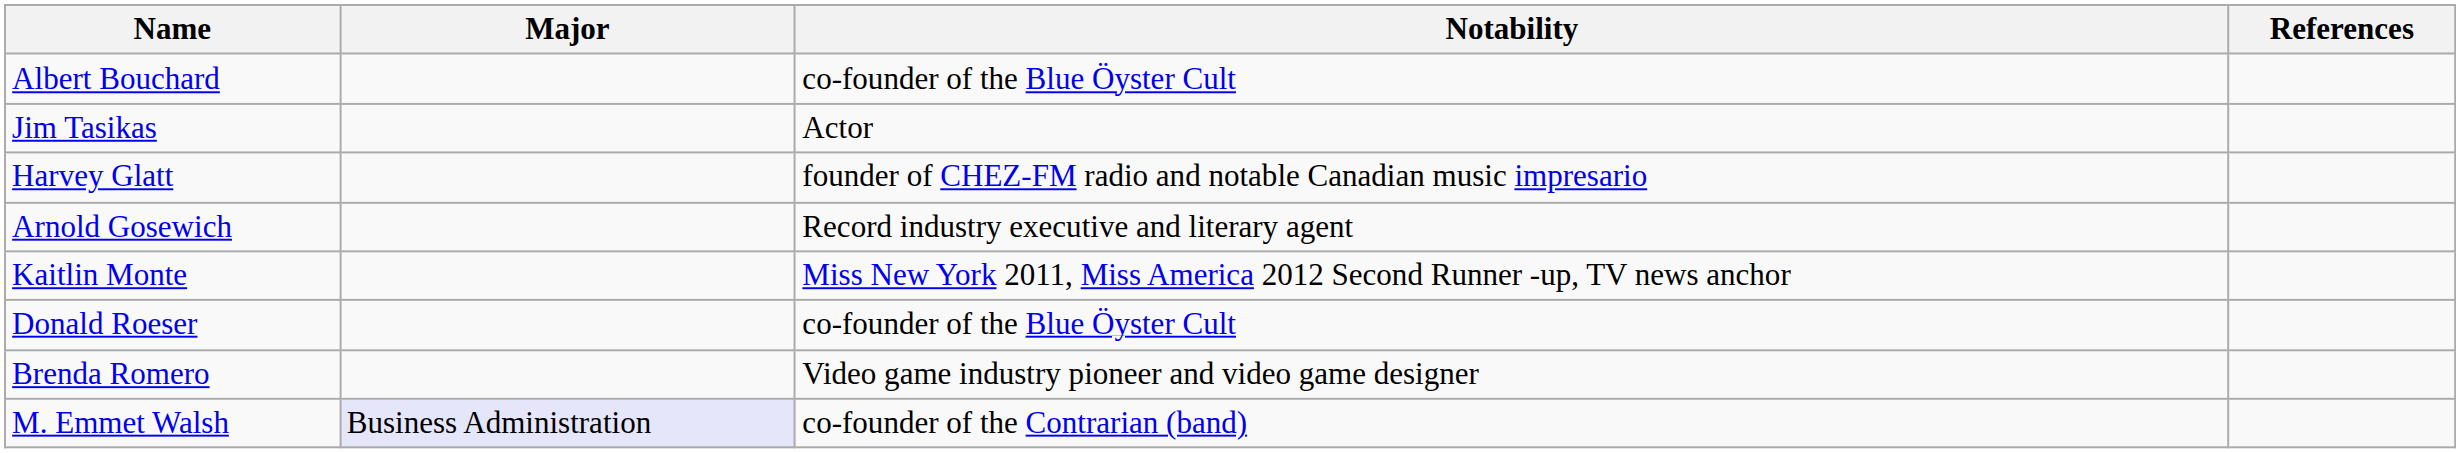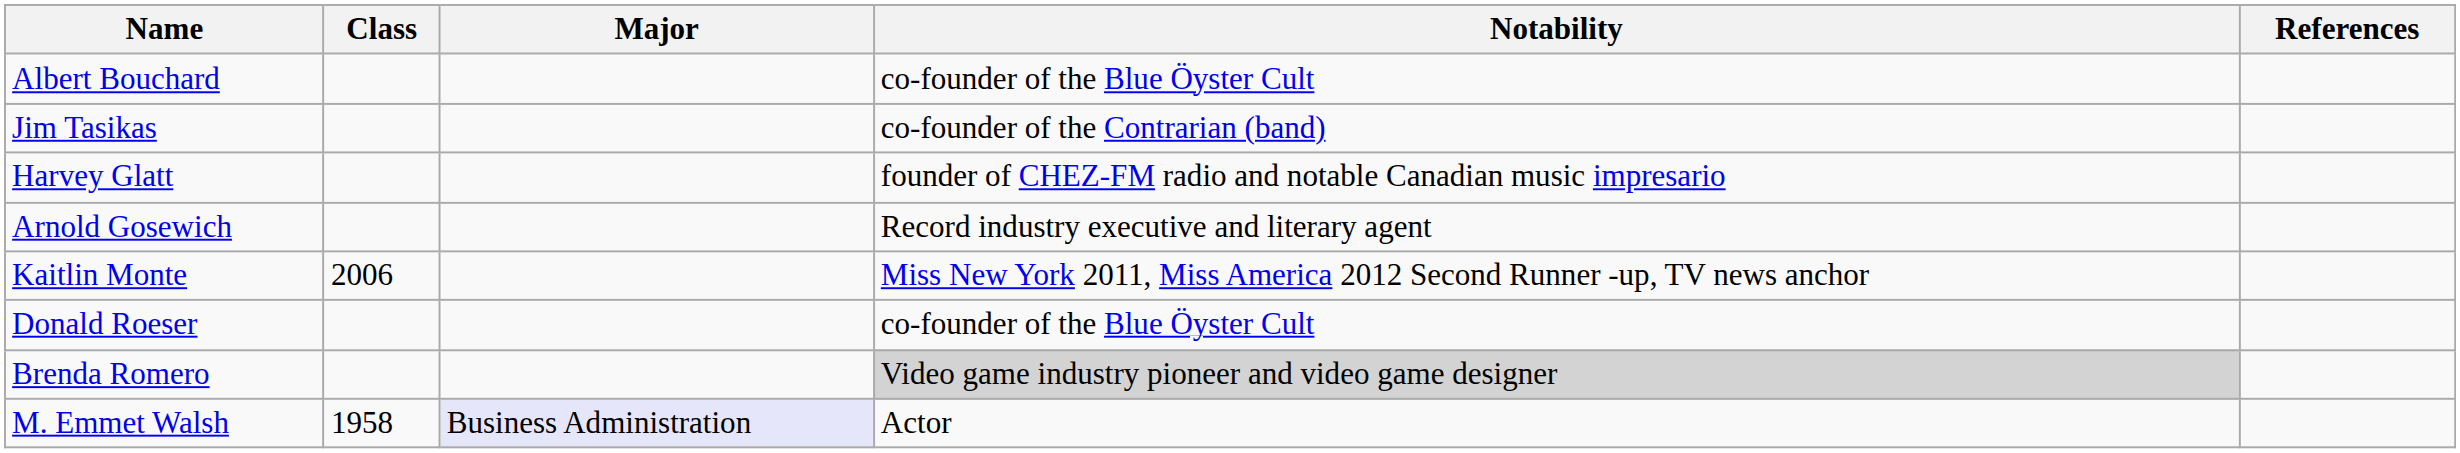+ column: (382, 29)
(838, 127) Actor -> (1103, 127) co-founder of the Contrarian (band)
(1141, 373) no background -> (1219, 373) lightgrey background
(1025, 422) co-founder of the Contrarian (band) -> (916, 422) Actor
